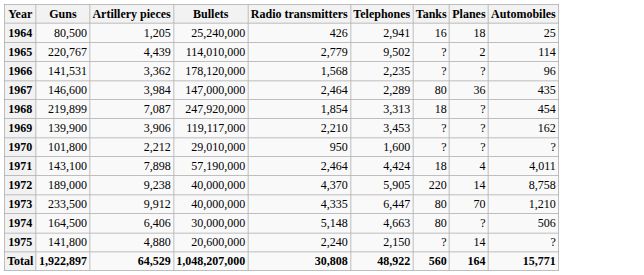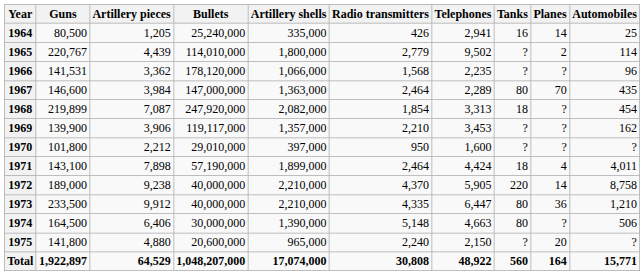+ column: (289, 14)
(480, 33) 18 -> (561, 33) 14
(480, 90) 36 -> (561, 90) 70
(480, 204) 70 -> (561, 204) 36
(480, 242) 14 -> (561, 242) 20
